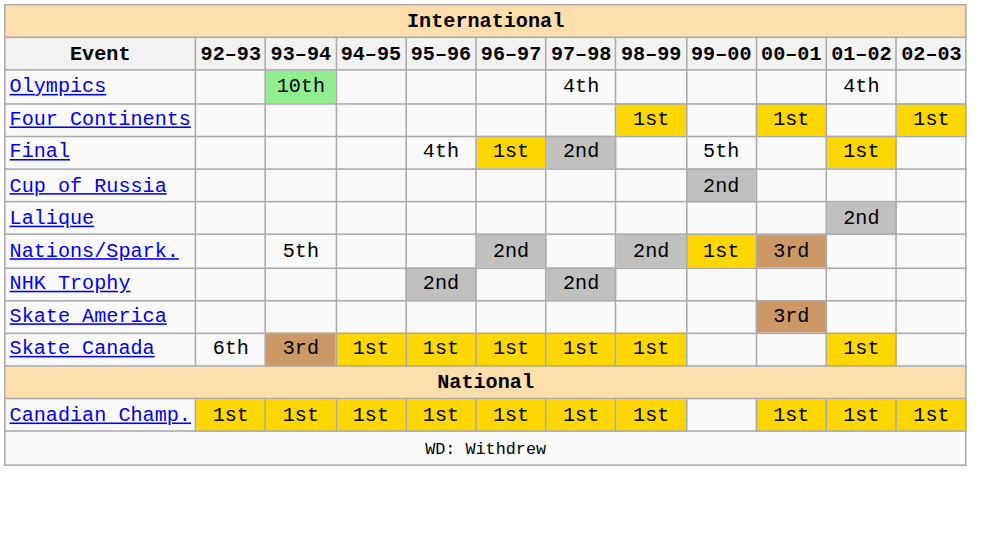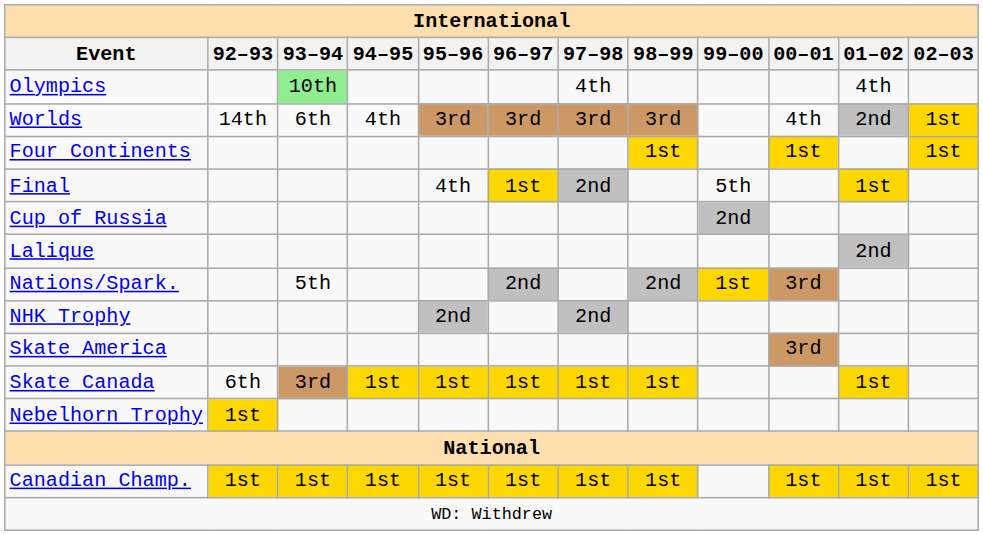+ row: (46, 120)
+ row: (106, 415)
